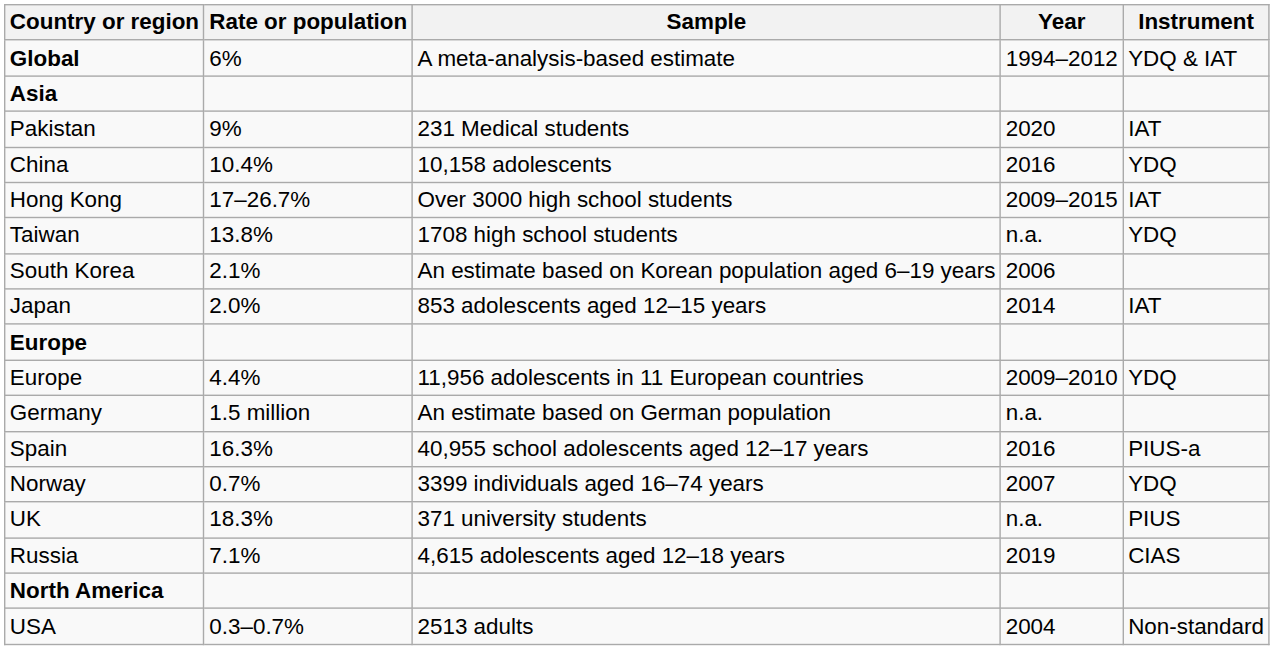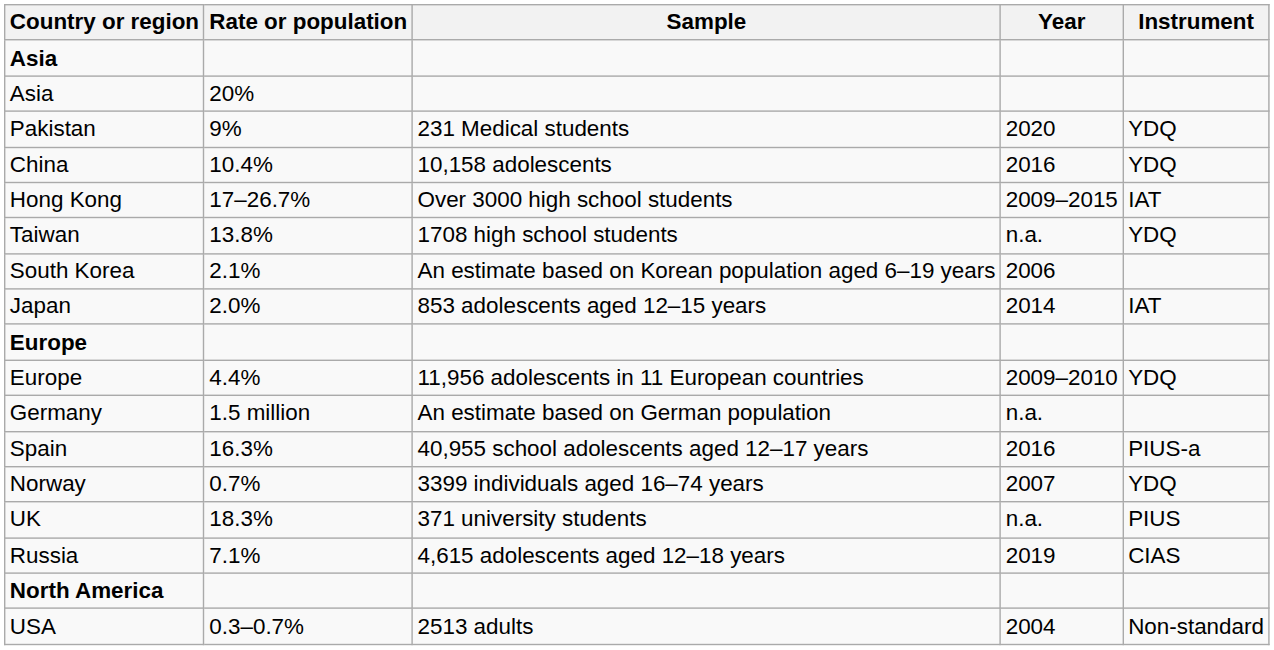- row: (45, 57)
+ row: (32, 93)
(1145, 128) IAT -> (1152, 128) YDQ
